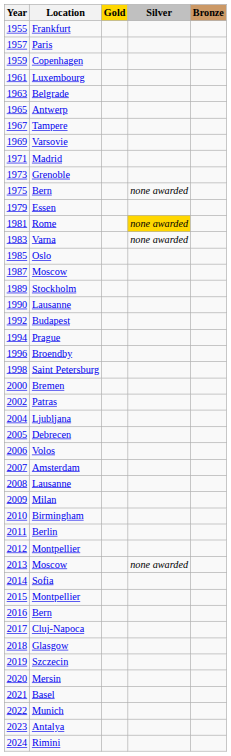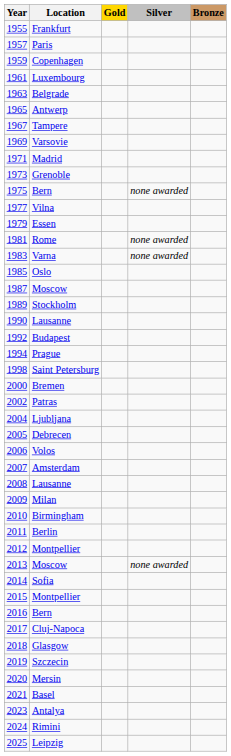+ row: (17, 207)
(159, 223) gold background -> (159, 239) no background
- row: (17, 353)
- row: (17, 710)
+ row: (17, 743)
